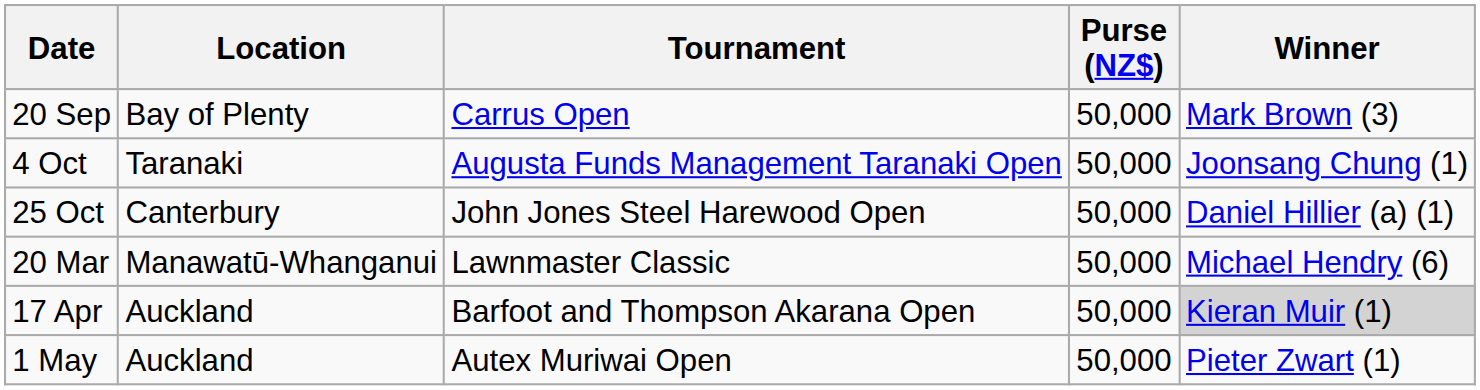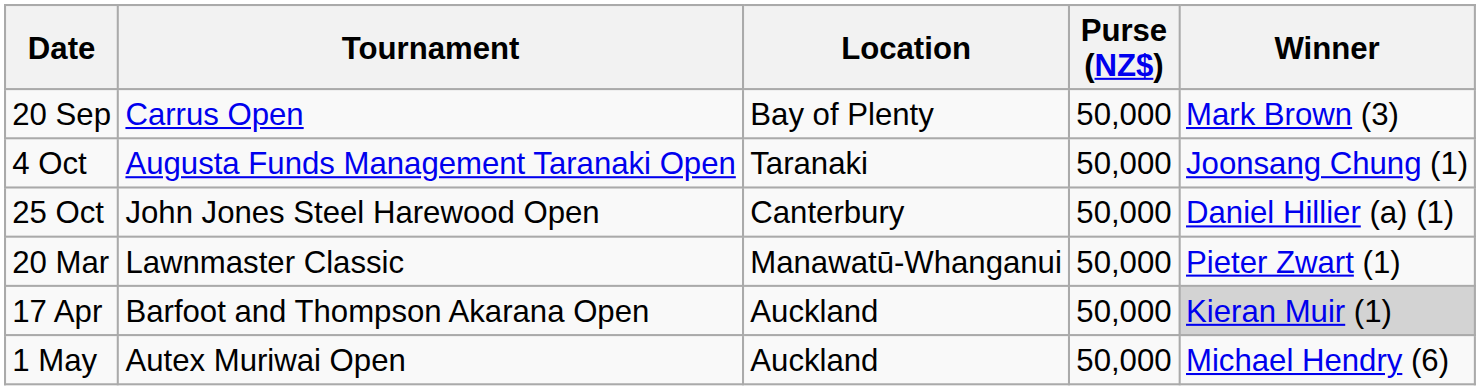columns swapped: (757, 47) <-> (281, 47)
(1318, 262) Michael Hendry (6) -> (1293, 262) Pieter Zwart (1)
(1293, 361) Pieter Zwart (1) -> (1318, 361) Michael Hendry (6)
